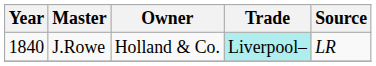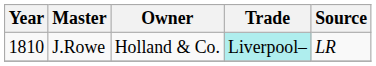(26, 46) 1840 -> (26, 46) 1810
